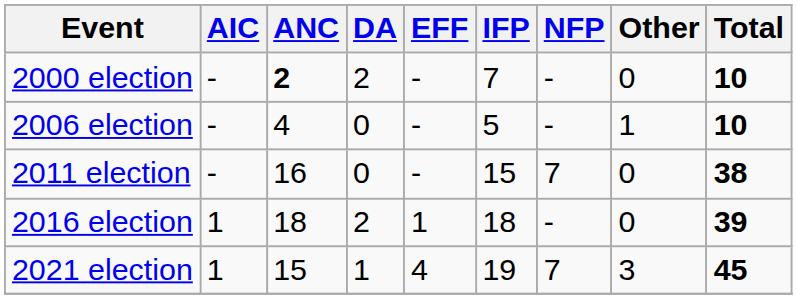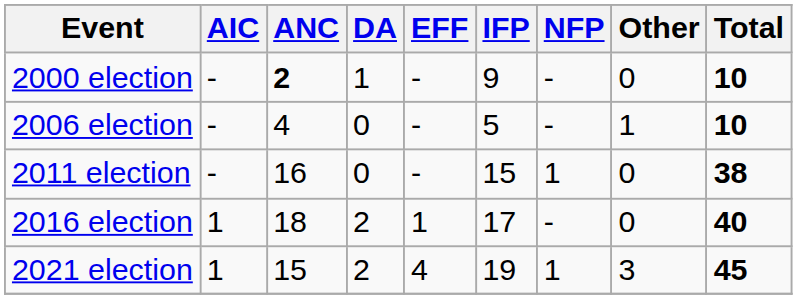(362, 76) 2 -> (362, 76) 1
(491, 76) 7 -> (491, 76) 9
(552, 173) 7 -> (552, 173) 1
(499, 221) 18 -> (499, 221) 17
(731, 221) 39 -> (731, 221) 40
(362, 269) 1 -> (362, 269) 2
(552, 269) 7 -> (552, 269) 1
